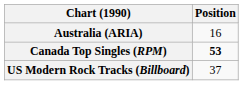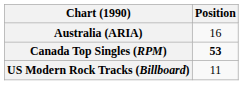(215, 70) 37 -> (215, 70) 11
